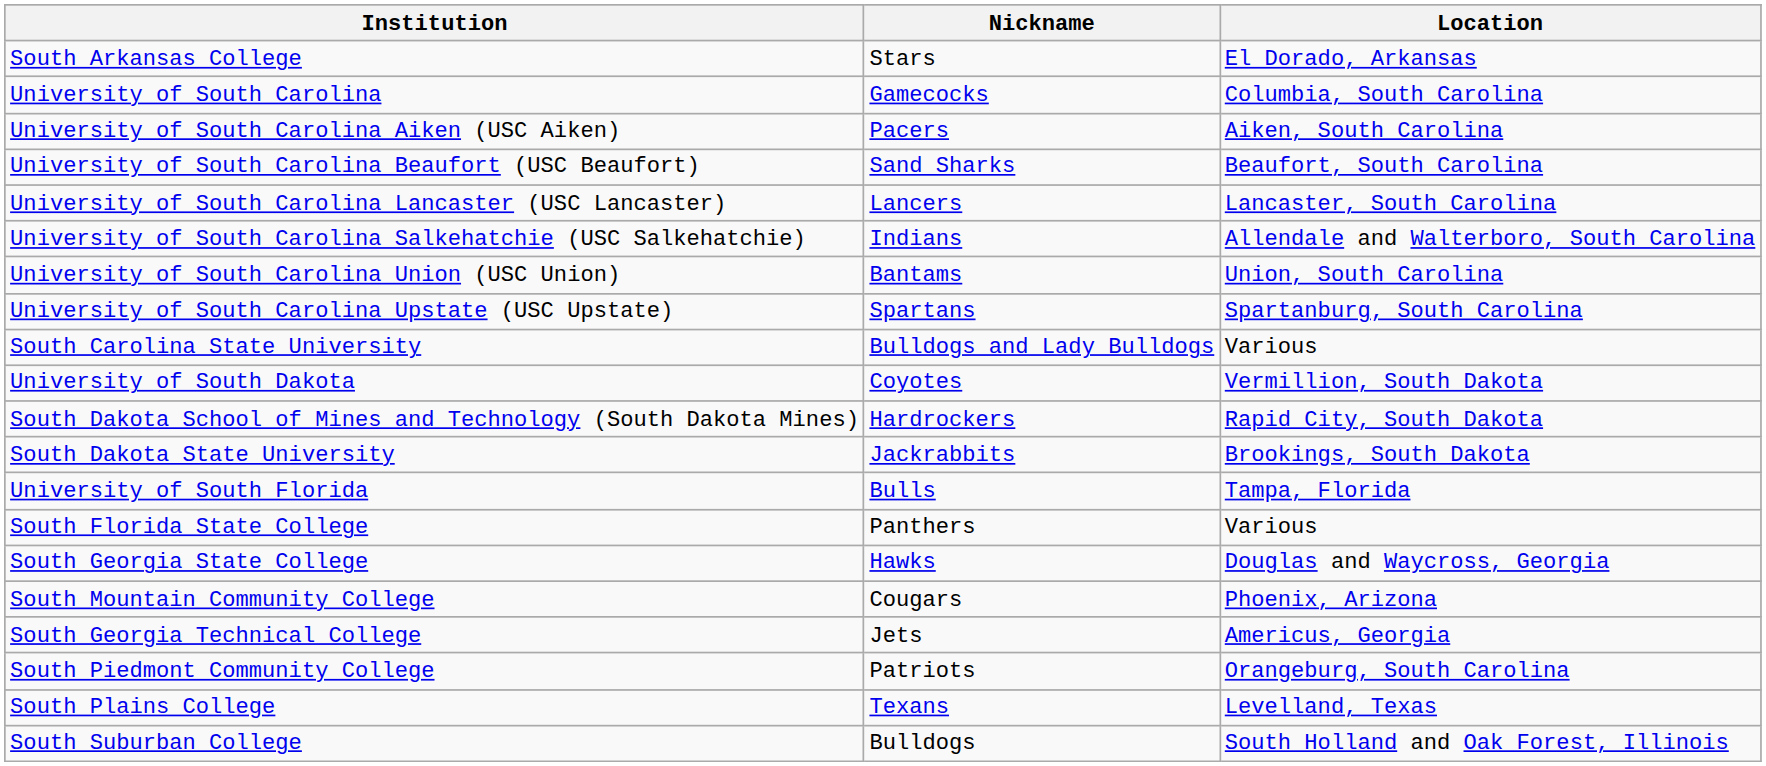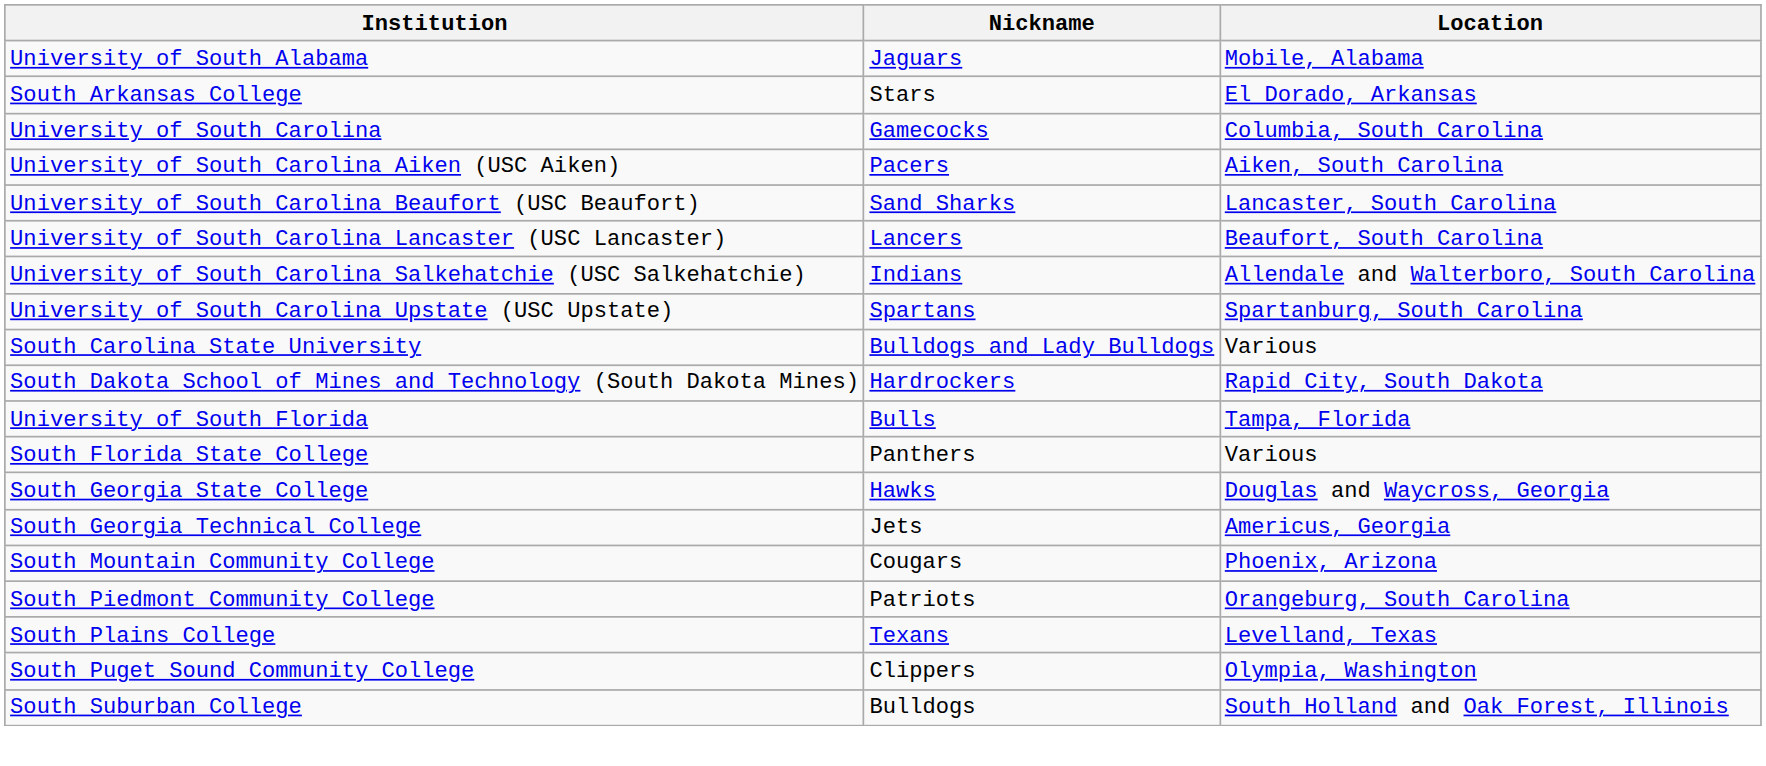+ row: (189, 59)
(1384, 167) Beaufort, South Carolina -> (1391, 203) Lancaster, South Carolina
(1391, 203) Lancaster, South Carolina -> (1384, 239) Beaufort, South Carolina
- row: (315, 275)
- row: (183, 383)
- row: (202, 455)
rows swapped: (216, 635) <-> (222, 599)
+ row: (242, 671)
